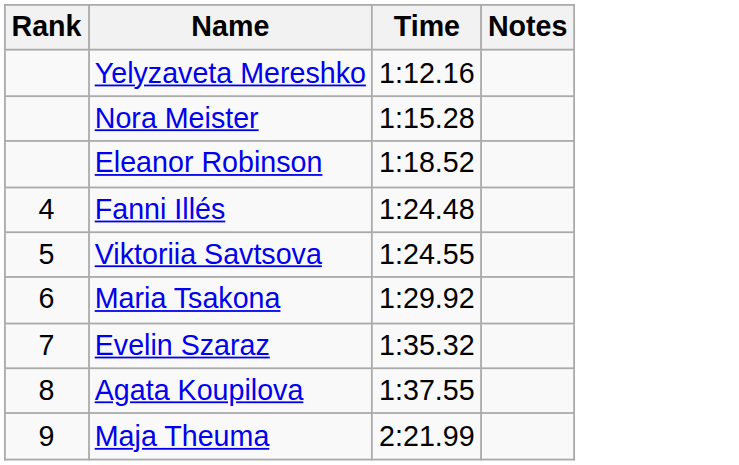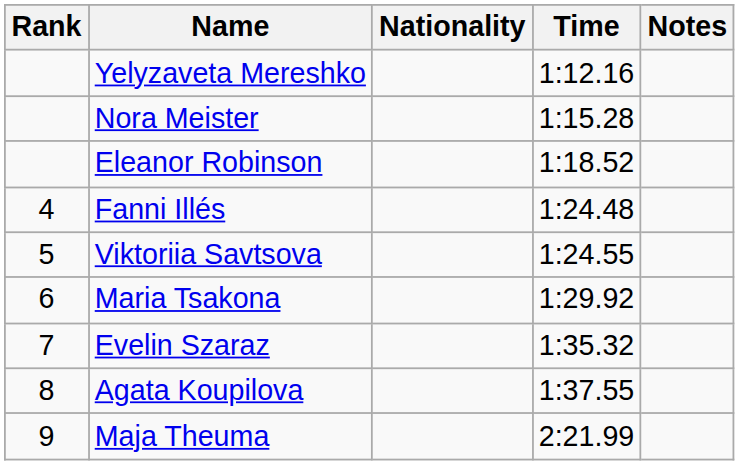+ column: (452, 27)
